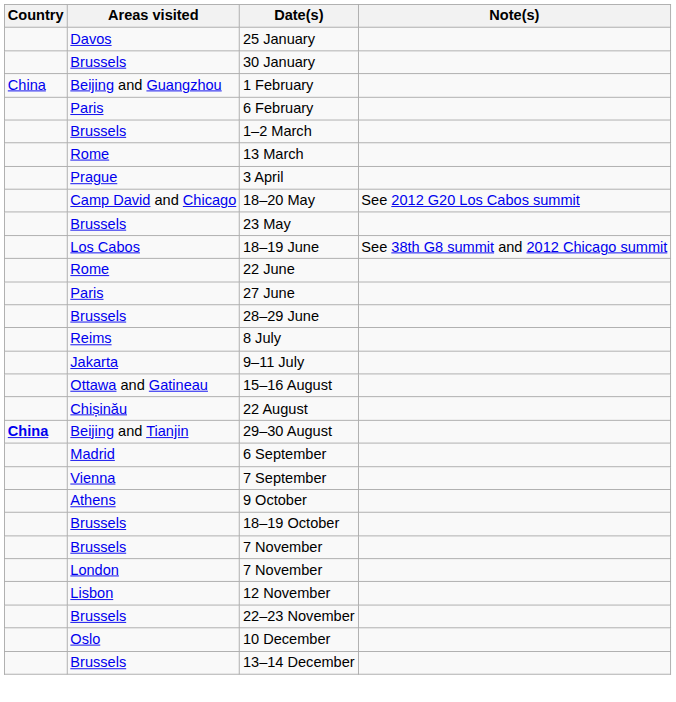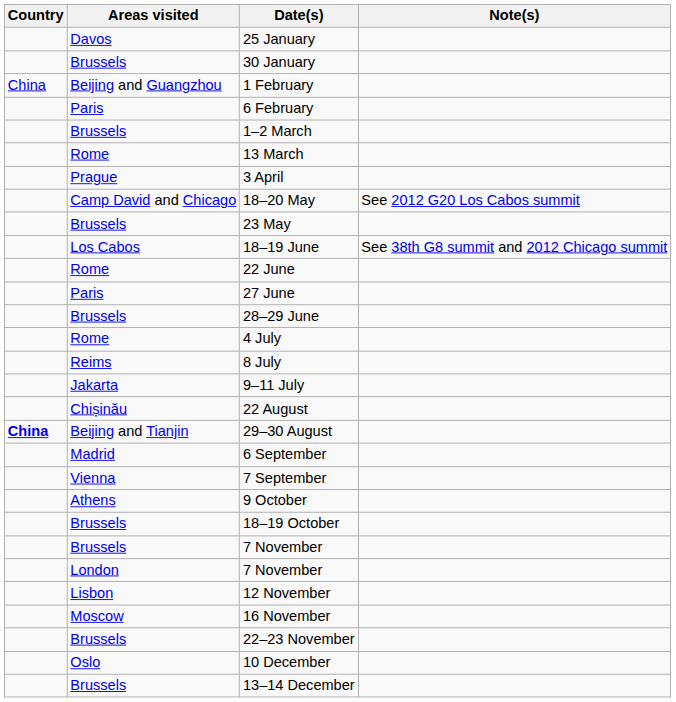+ row: (90, 339)
- row: (139, 385)
+ row: (97, 616)
